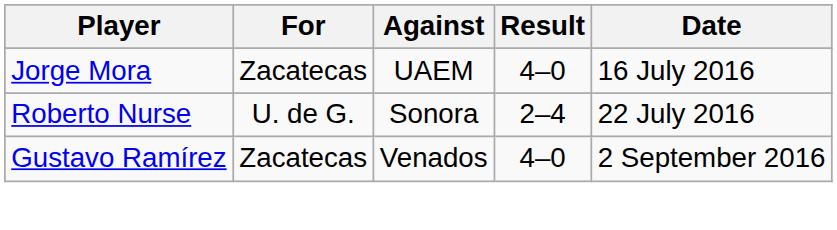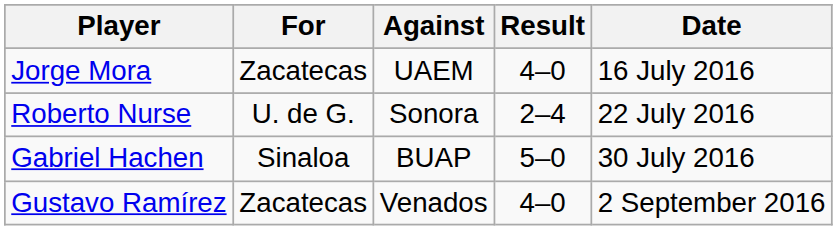+ row: (107, 158)
